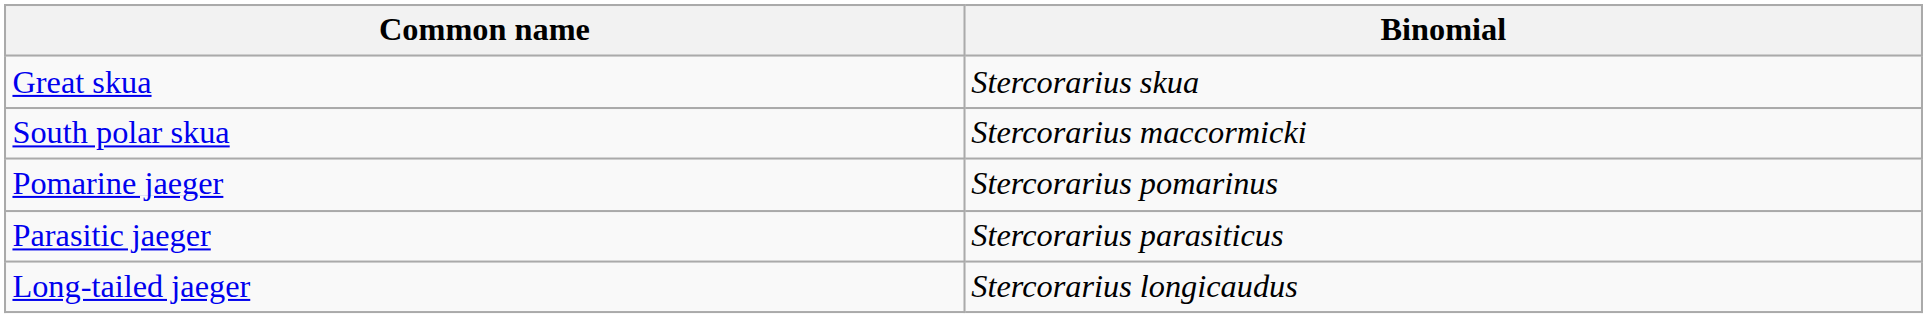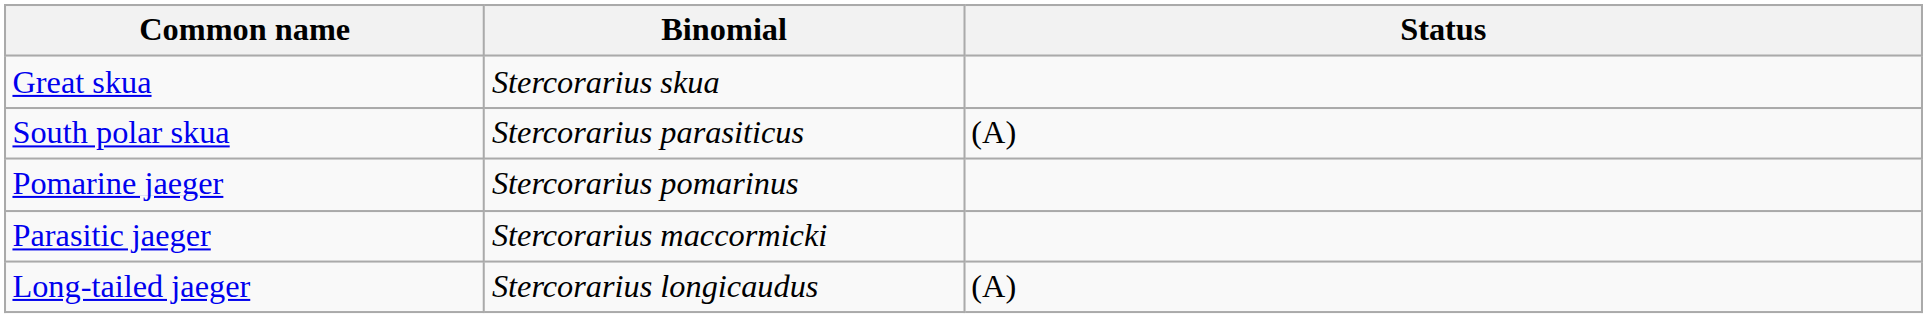+ column: (1443, 30)
(1139, 132) Stercorarius maccormicki -> (648, 132) Stercorarius parasiticus
(1127, 235) Stercorarius parasiticus -> (660, 235) Stercorarius maccormicki
